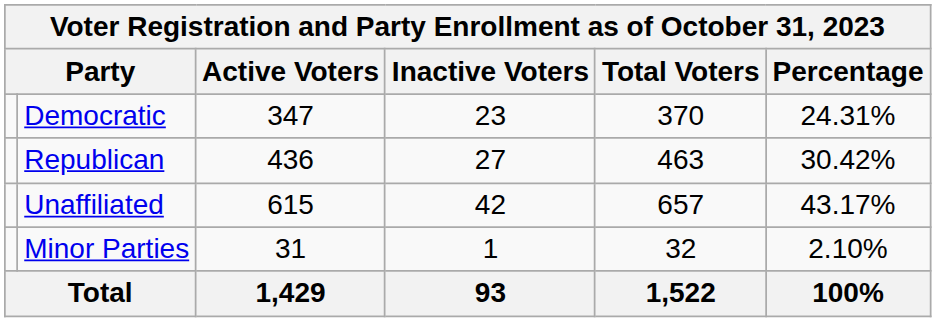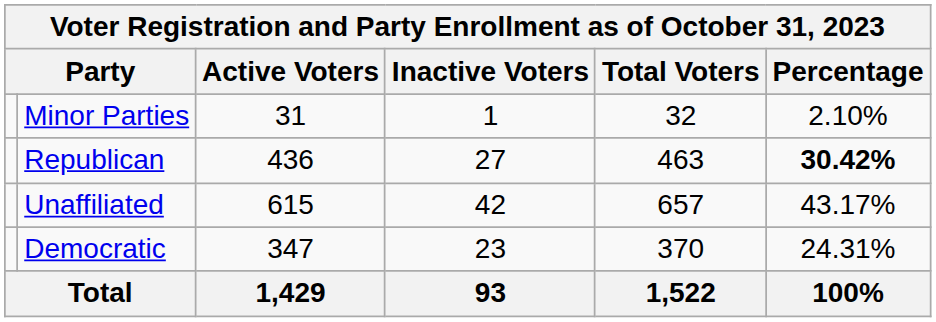rows swapped: (95, 115) <-> (107, 248)
(848, 159) normal -> (848, 159) bold
